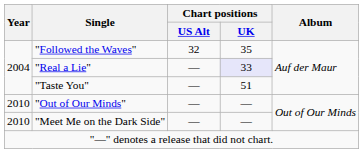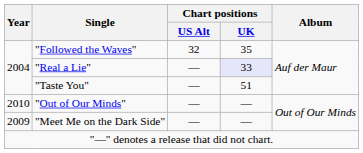(18, 121) 2010 -> (18, 121) 2009
